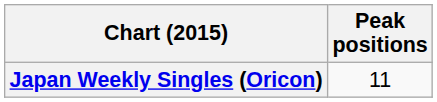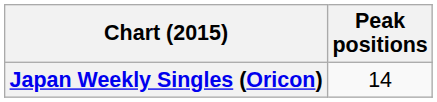(380, 79) 11 -> (380, 79) 14
